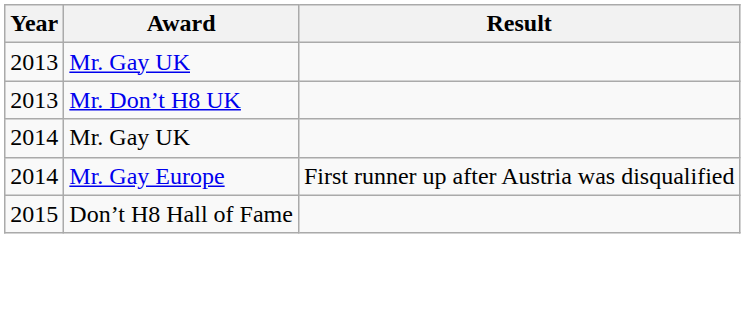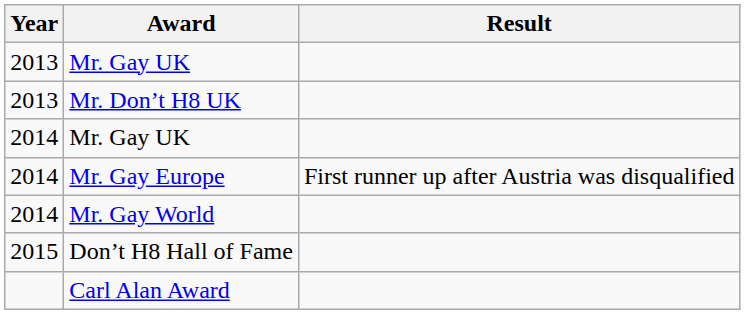+ row: (34, 213)
+ row: (34, 290)
